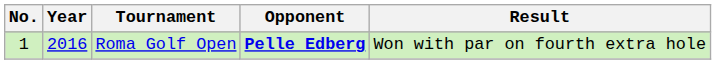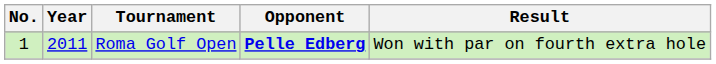(67, 46) 2016 -> (67, 46) 2011
